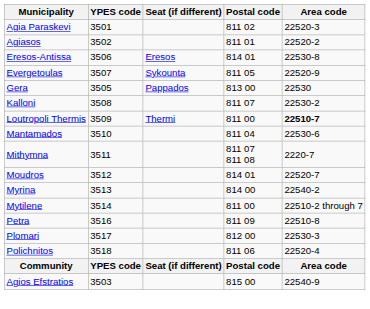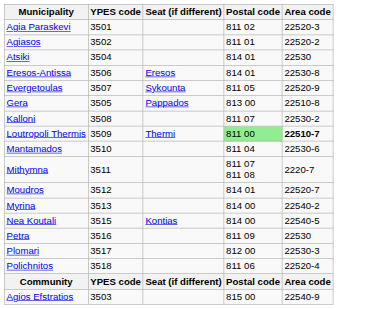+ row: (18, 57)
(298, 88) 22530 -> (302, 103) 22510-8
(240, 118) no background -> (240, 133) lightgreen background
- row: (24, 205)
+ row: (31, 220)
(302, 220) 22510-8 -> (298, 236) 22530
